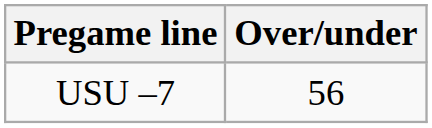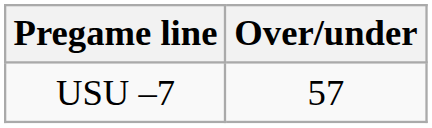(326, 91) 56 -> (326, 91) 57
